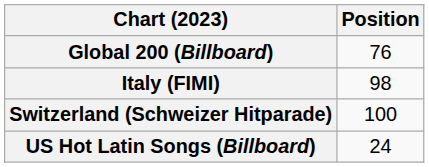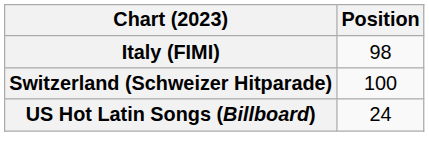- row: (171, 51)
